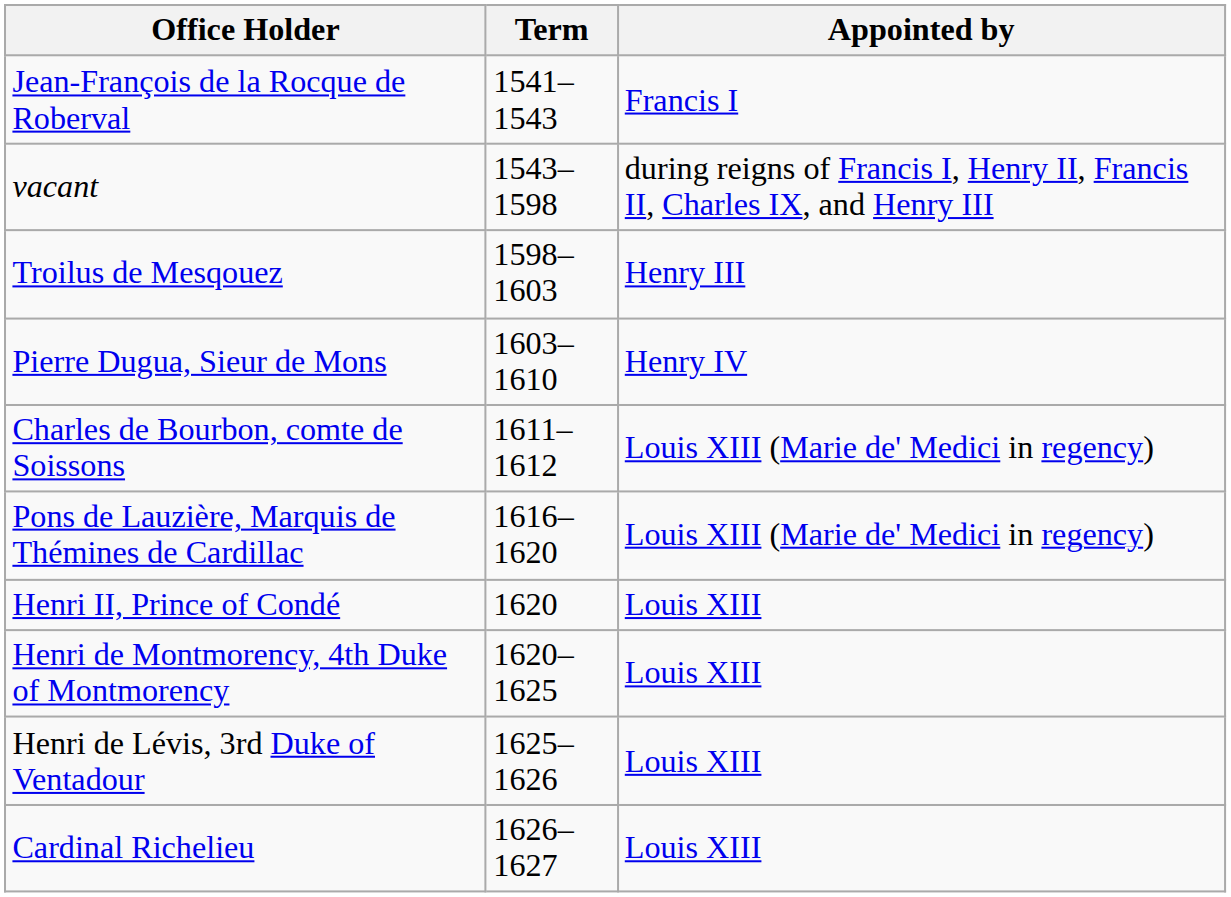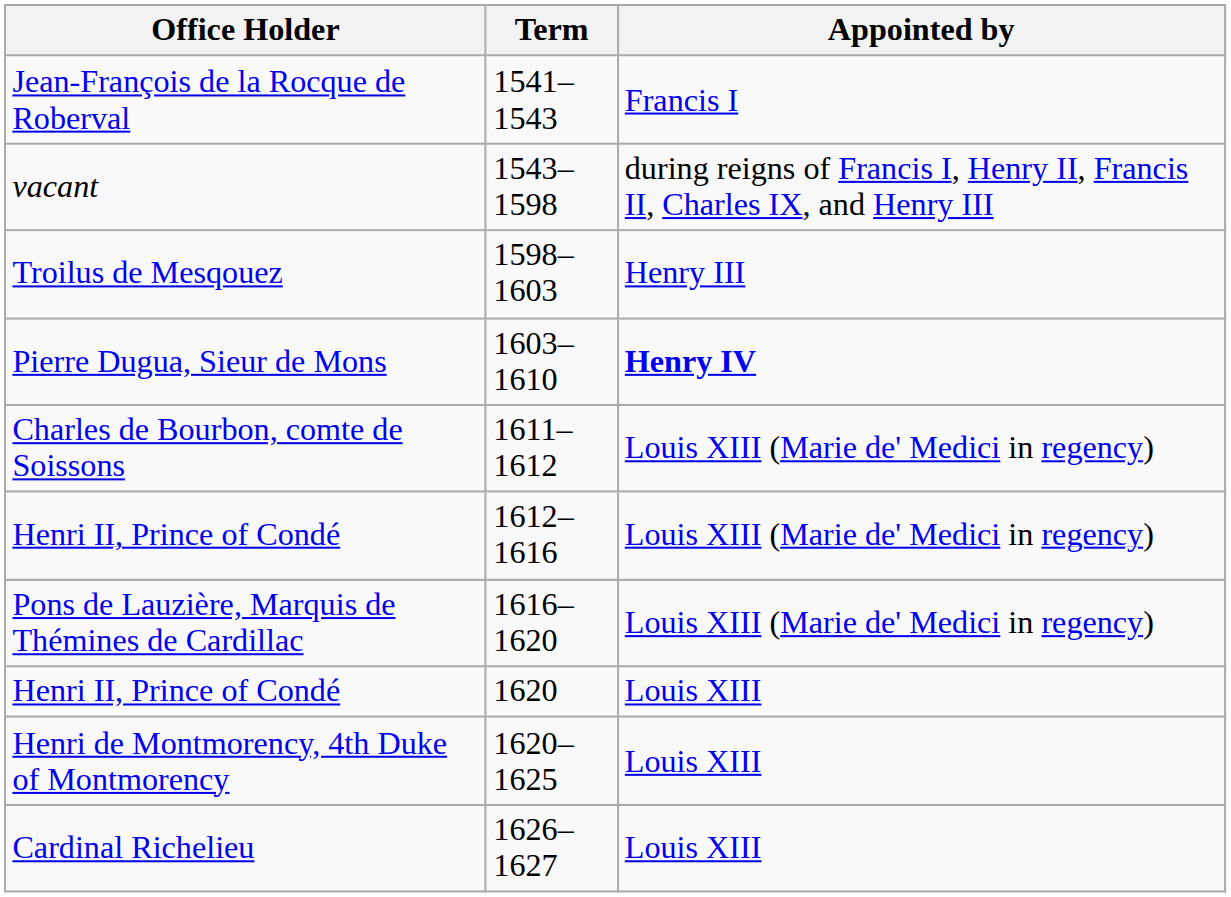(686, 360) normal -> (690, 360) bold
+ row: (176, 535)
- row: (194, 760)
